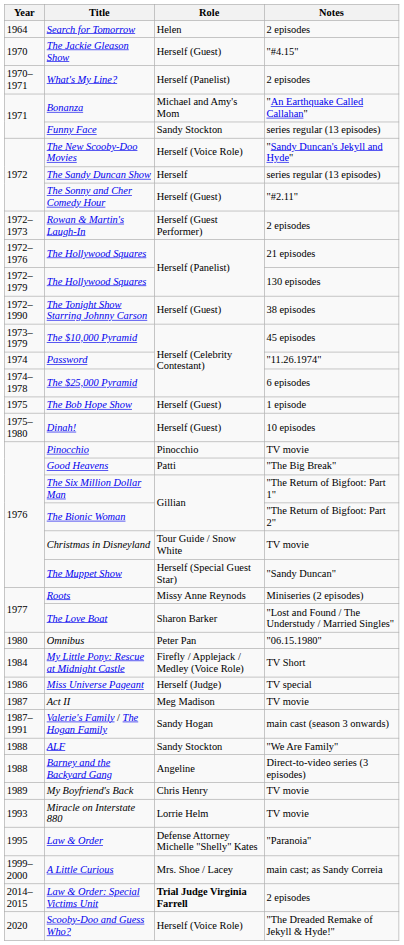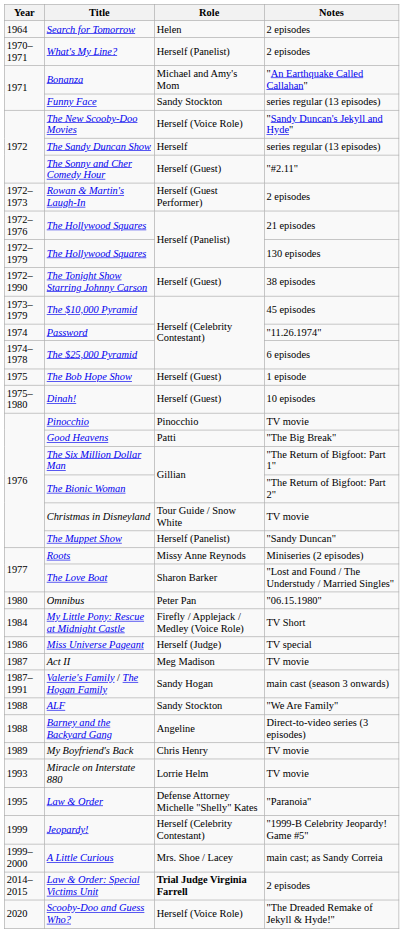- row: (88, 51)
(204, 573) Herself (Special Guest Star) -> (193, 539) Herself (Panelist)
+ row: (68, 829)
